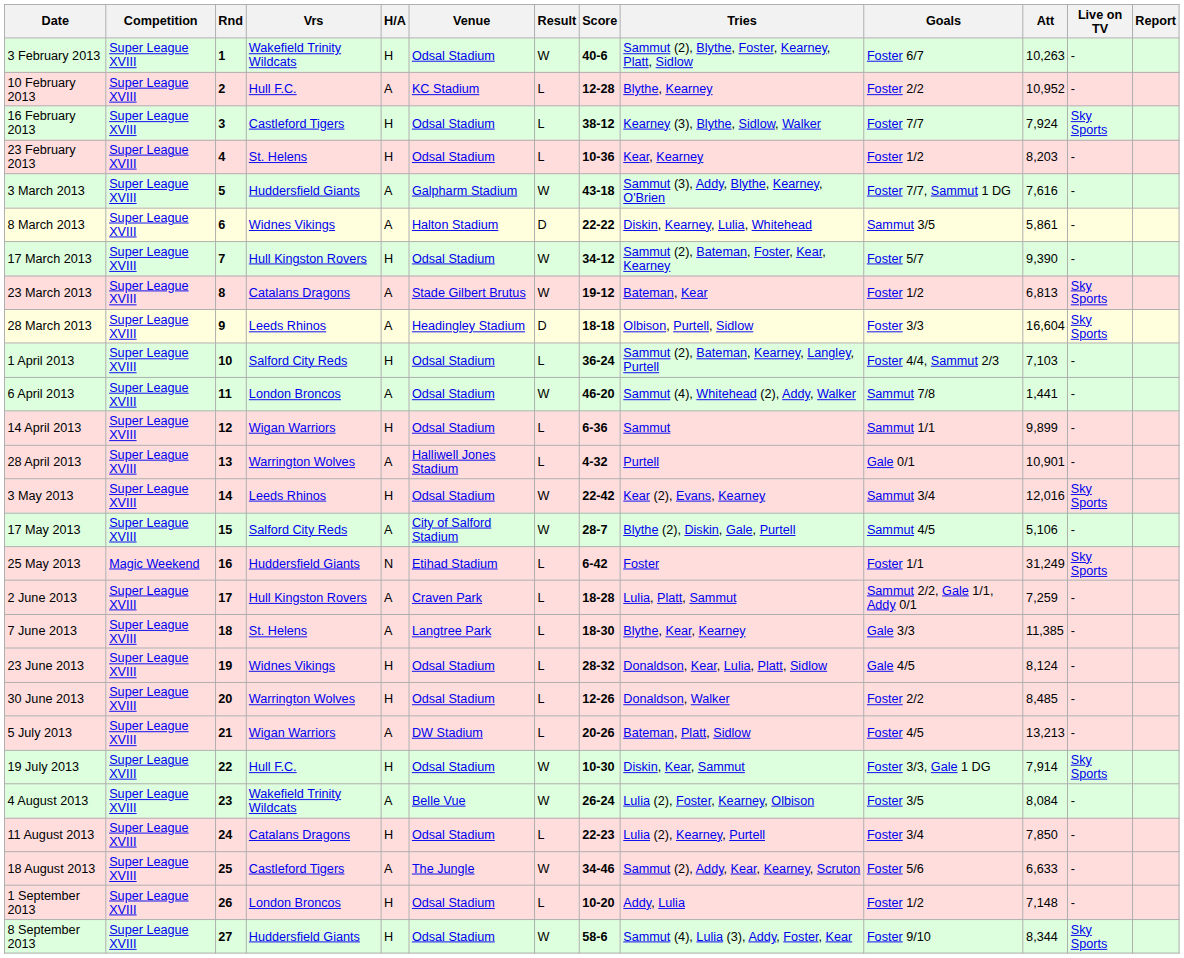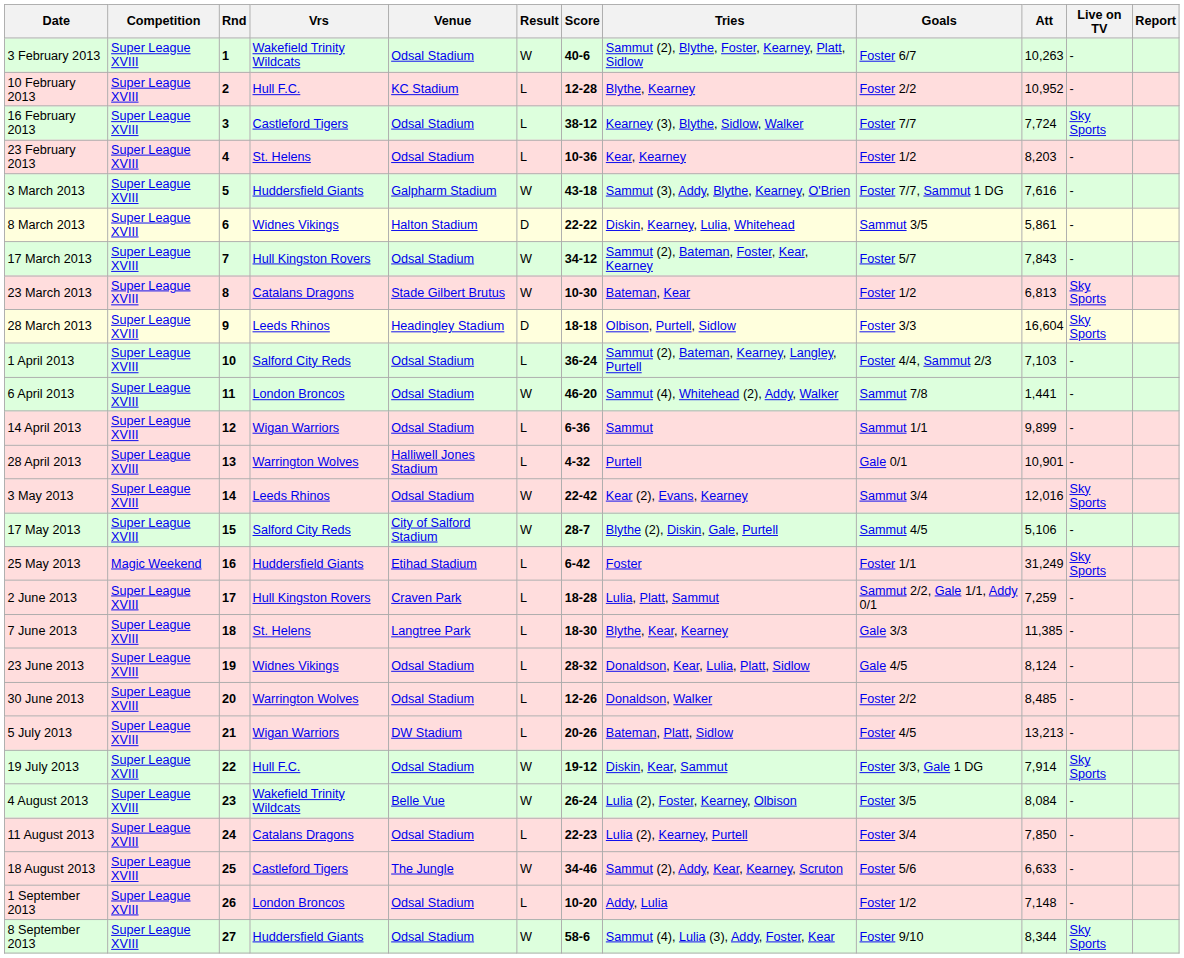- column: (395, 21)
(1042, 123) 7,924 -> (1041, 123) 7,724
(1042, 258) 9,390 -> (1041, 258) 7,843
(598, 292) 19-12 -> (581, 292) 10-30
(598, 767) 10-30 -> (581, 767) 19-12
